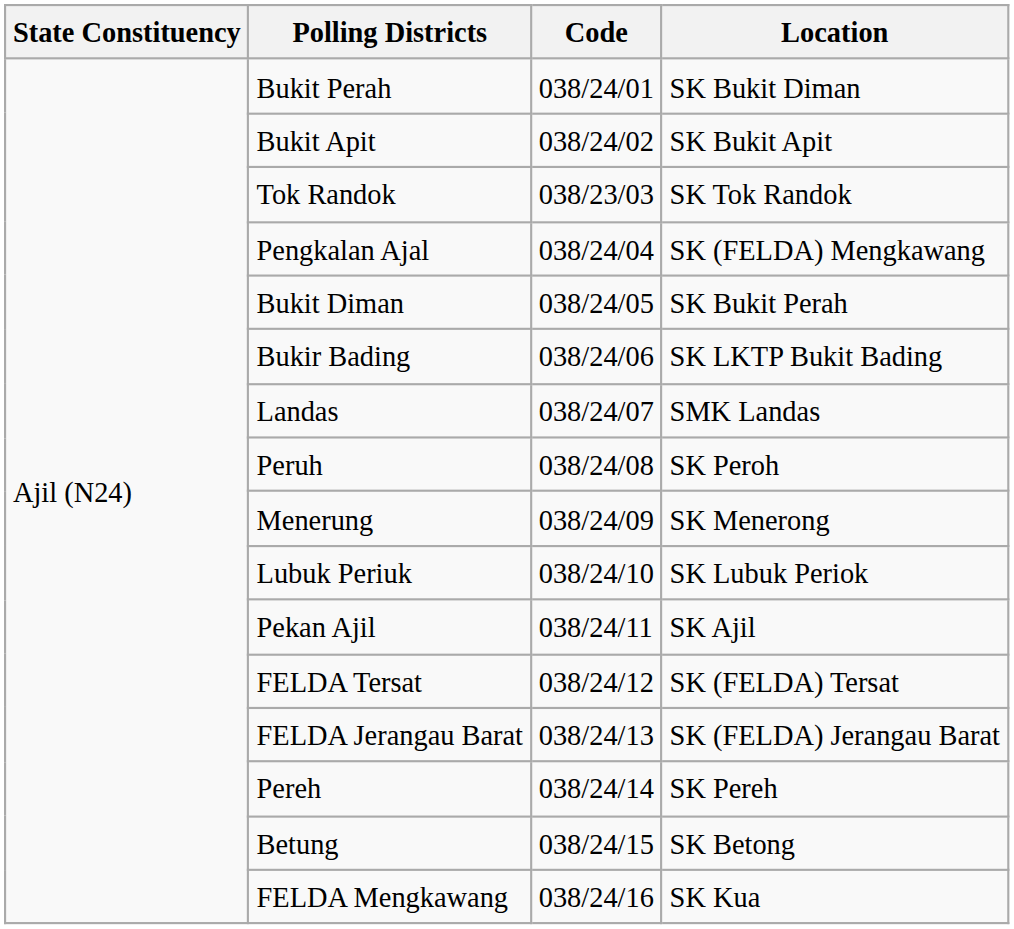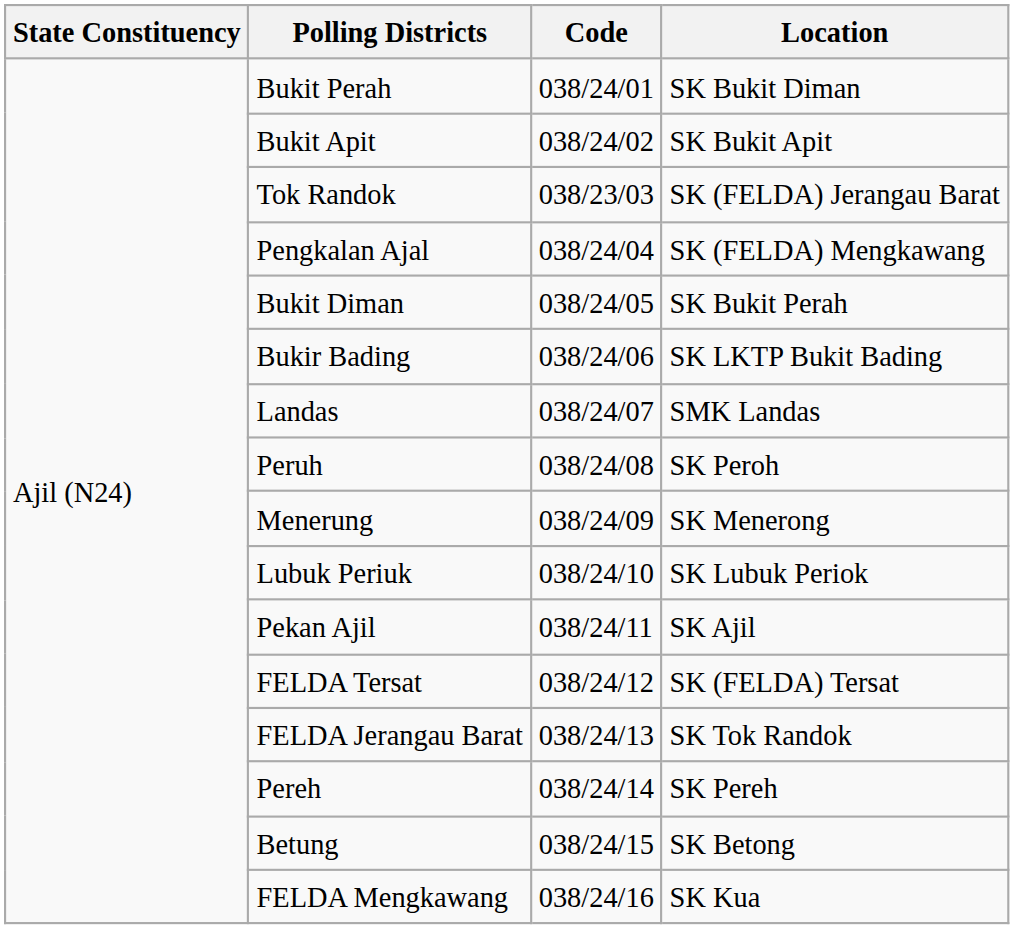(761, 195) SK Tok Randok -> (835, 195) SK (FELDA) Jerangau Barat
(835, 736) SK (FELDA) Jerangau Barat -> (761, 736) SK Tok Randok
